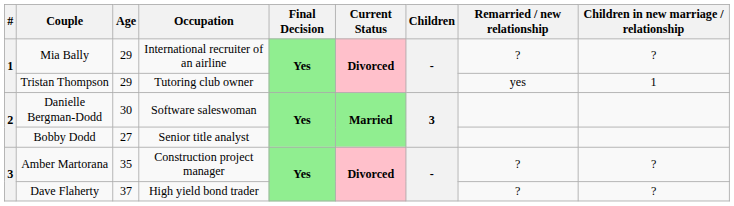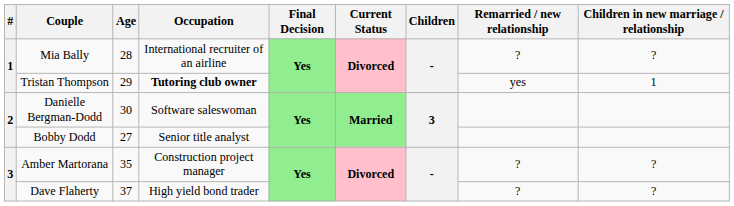(126, 56) 29 -> (126, 56) 28
(204, 83) normal -> (204, 83) bold
